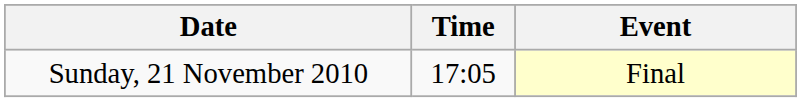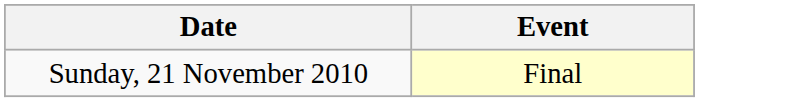- column: (463, 27)
